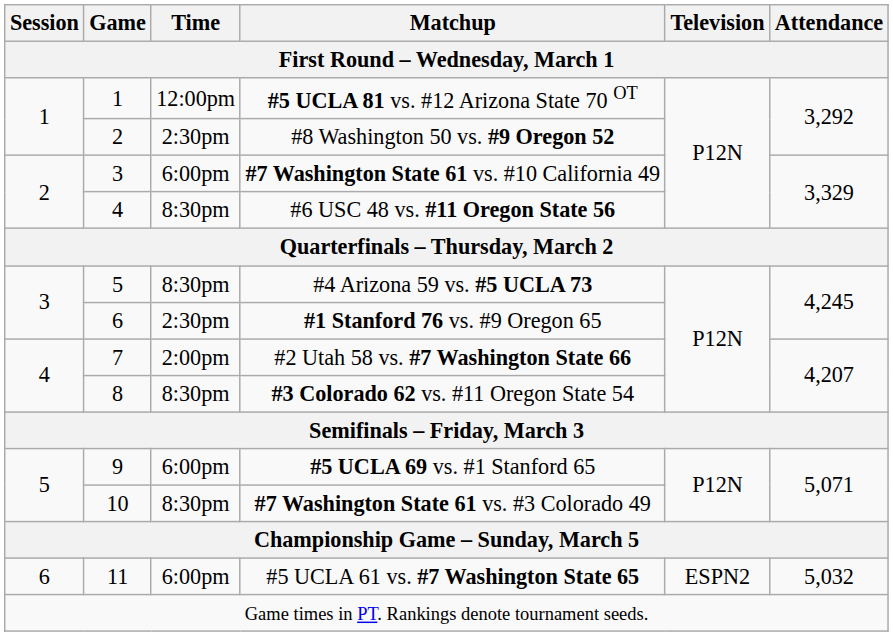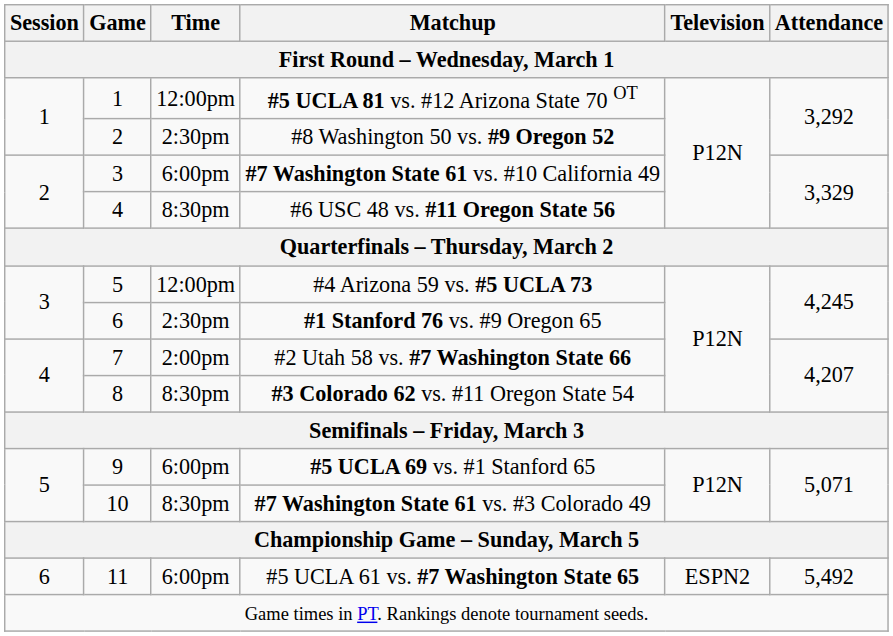(196, 283) 8:30pm -> (196, 283) 12:00pm
(829, 576) 5,032 -> (829, 576) 5,492
